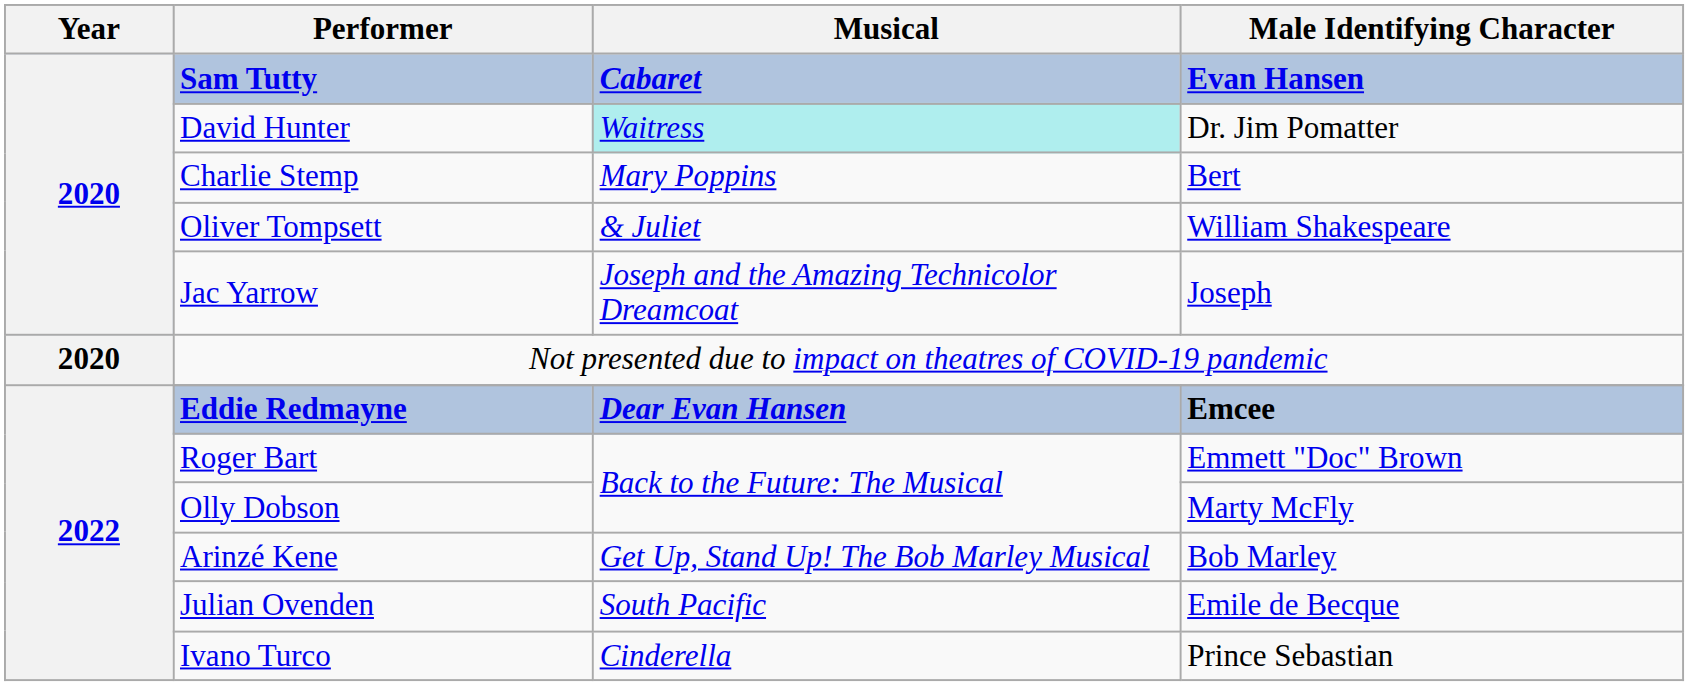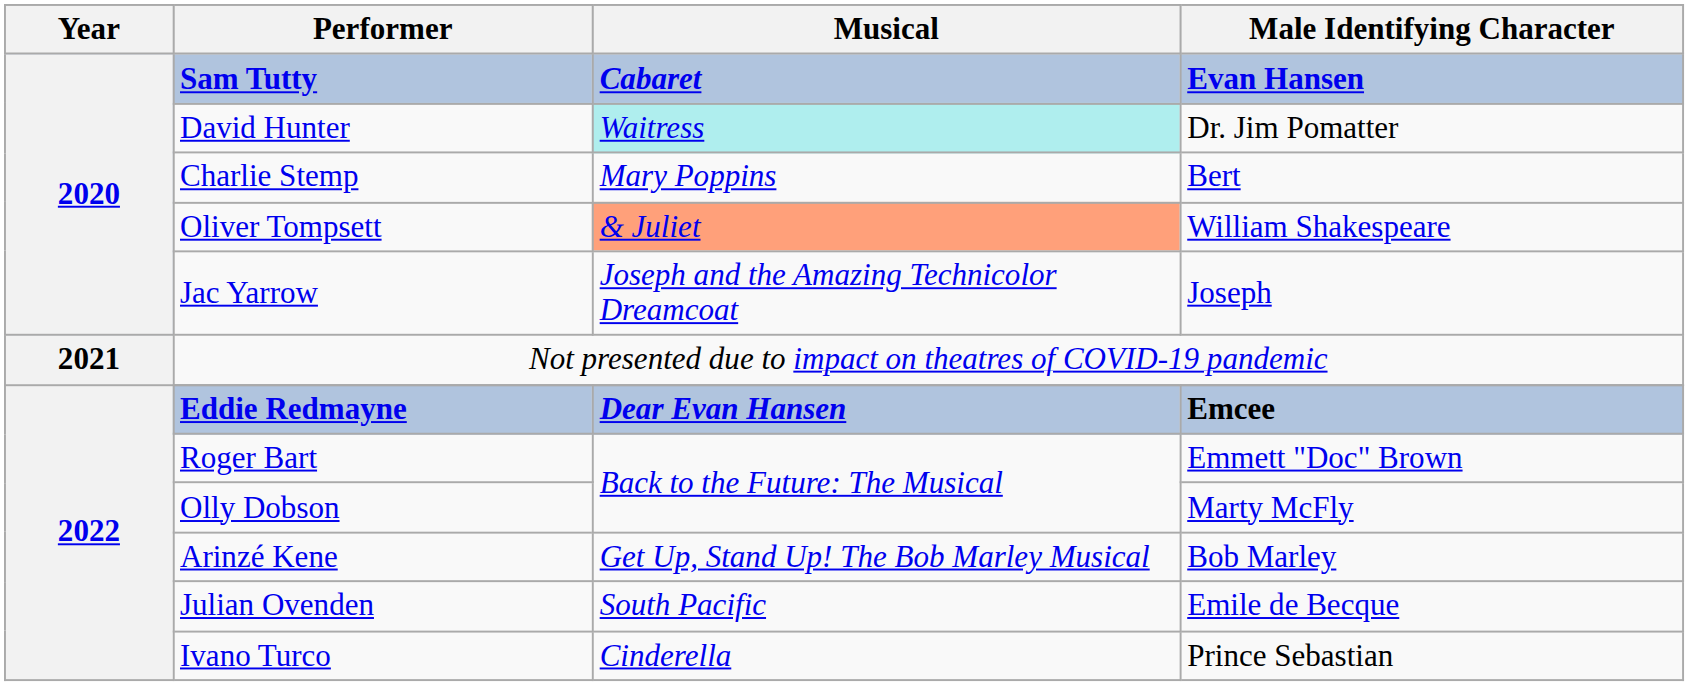(650, 226) no background -> (650, 226) lightsalmon background
(89, 359) 2020 -> (89, 359) 2021
